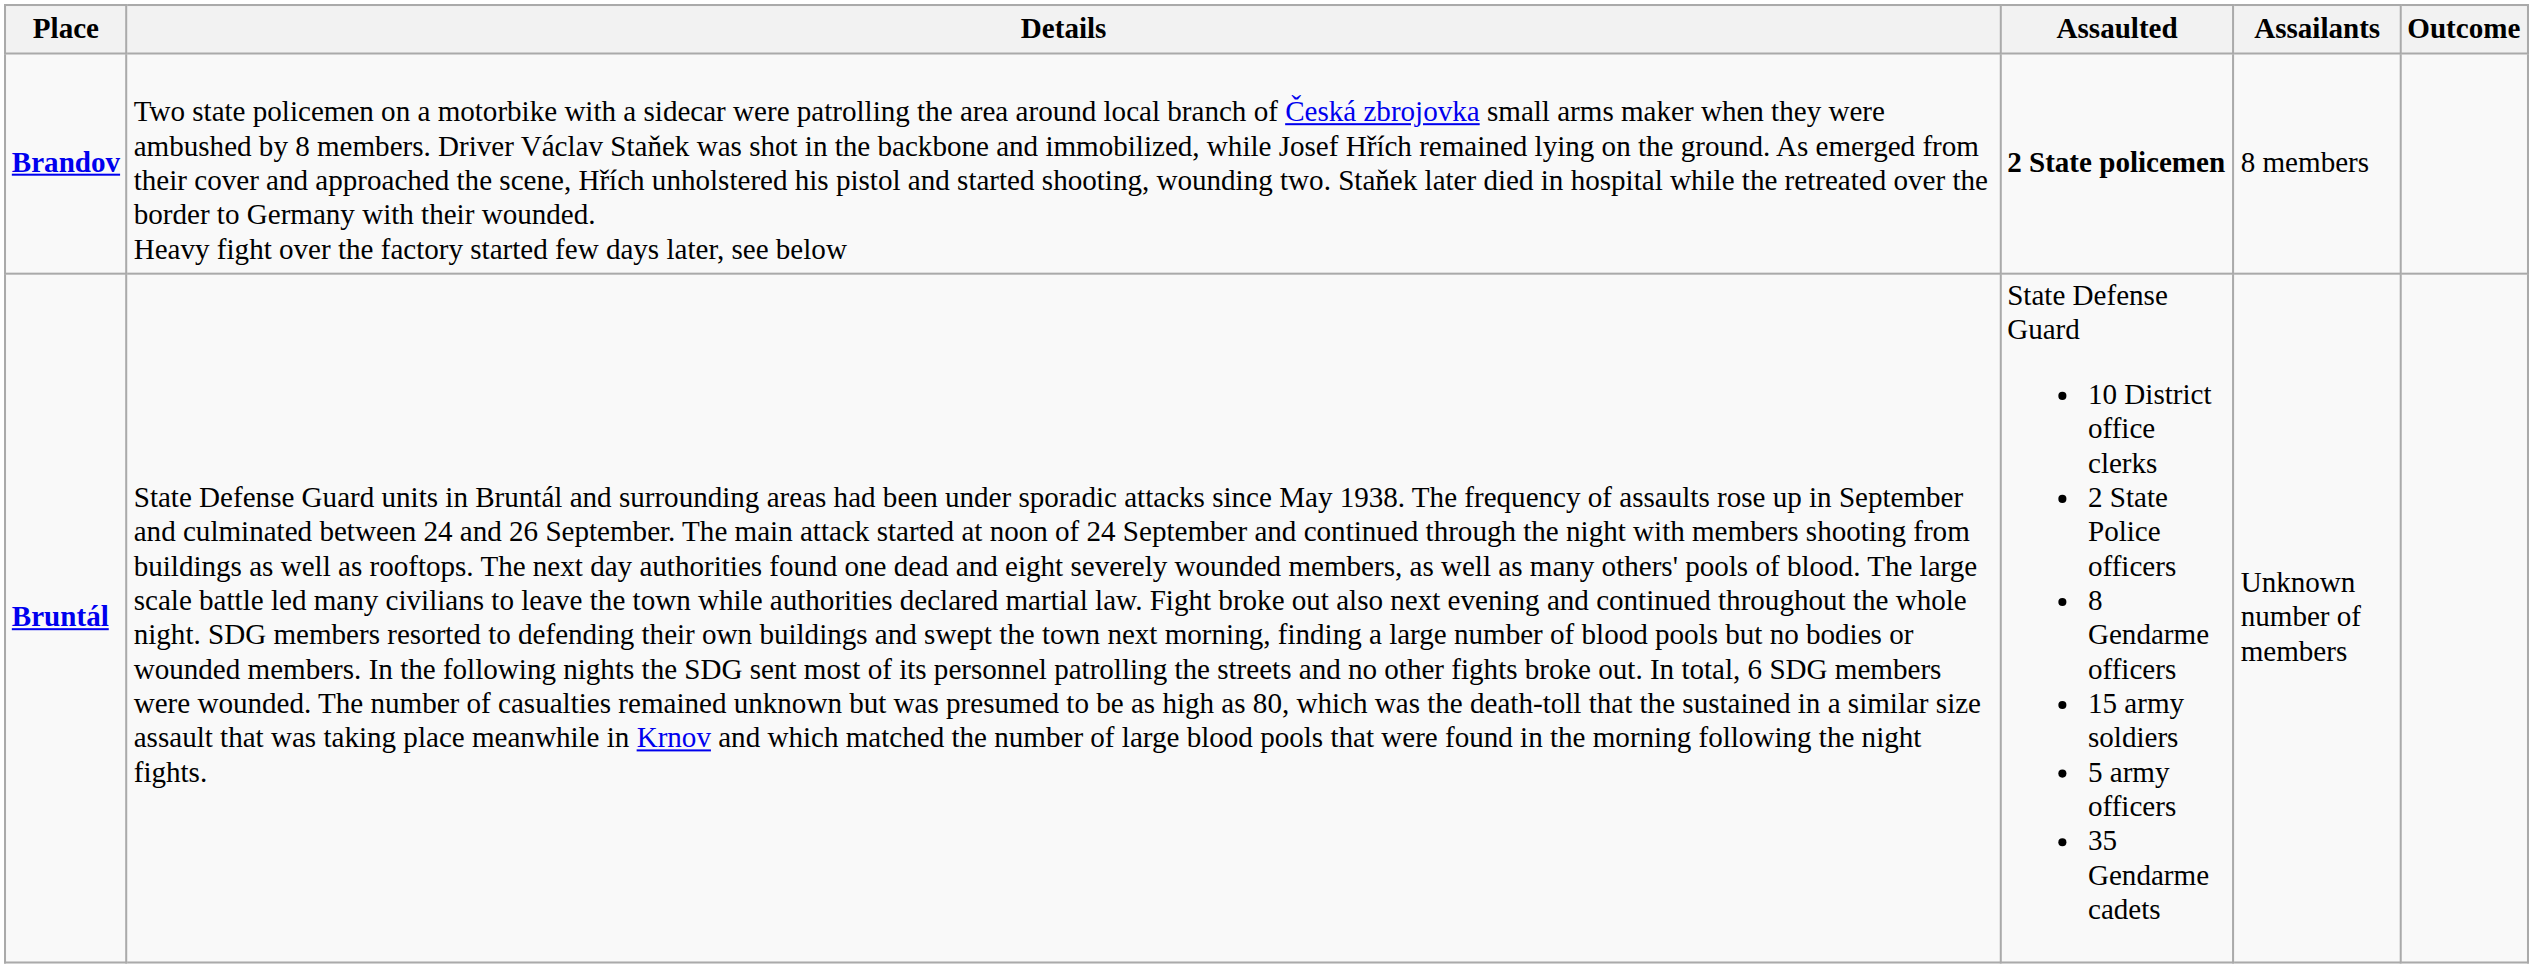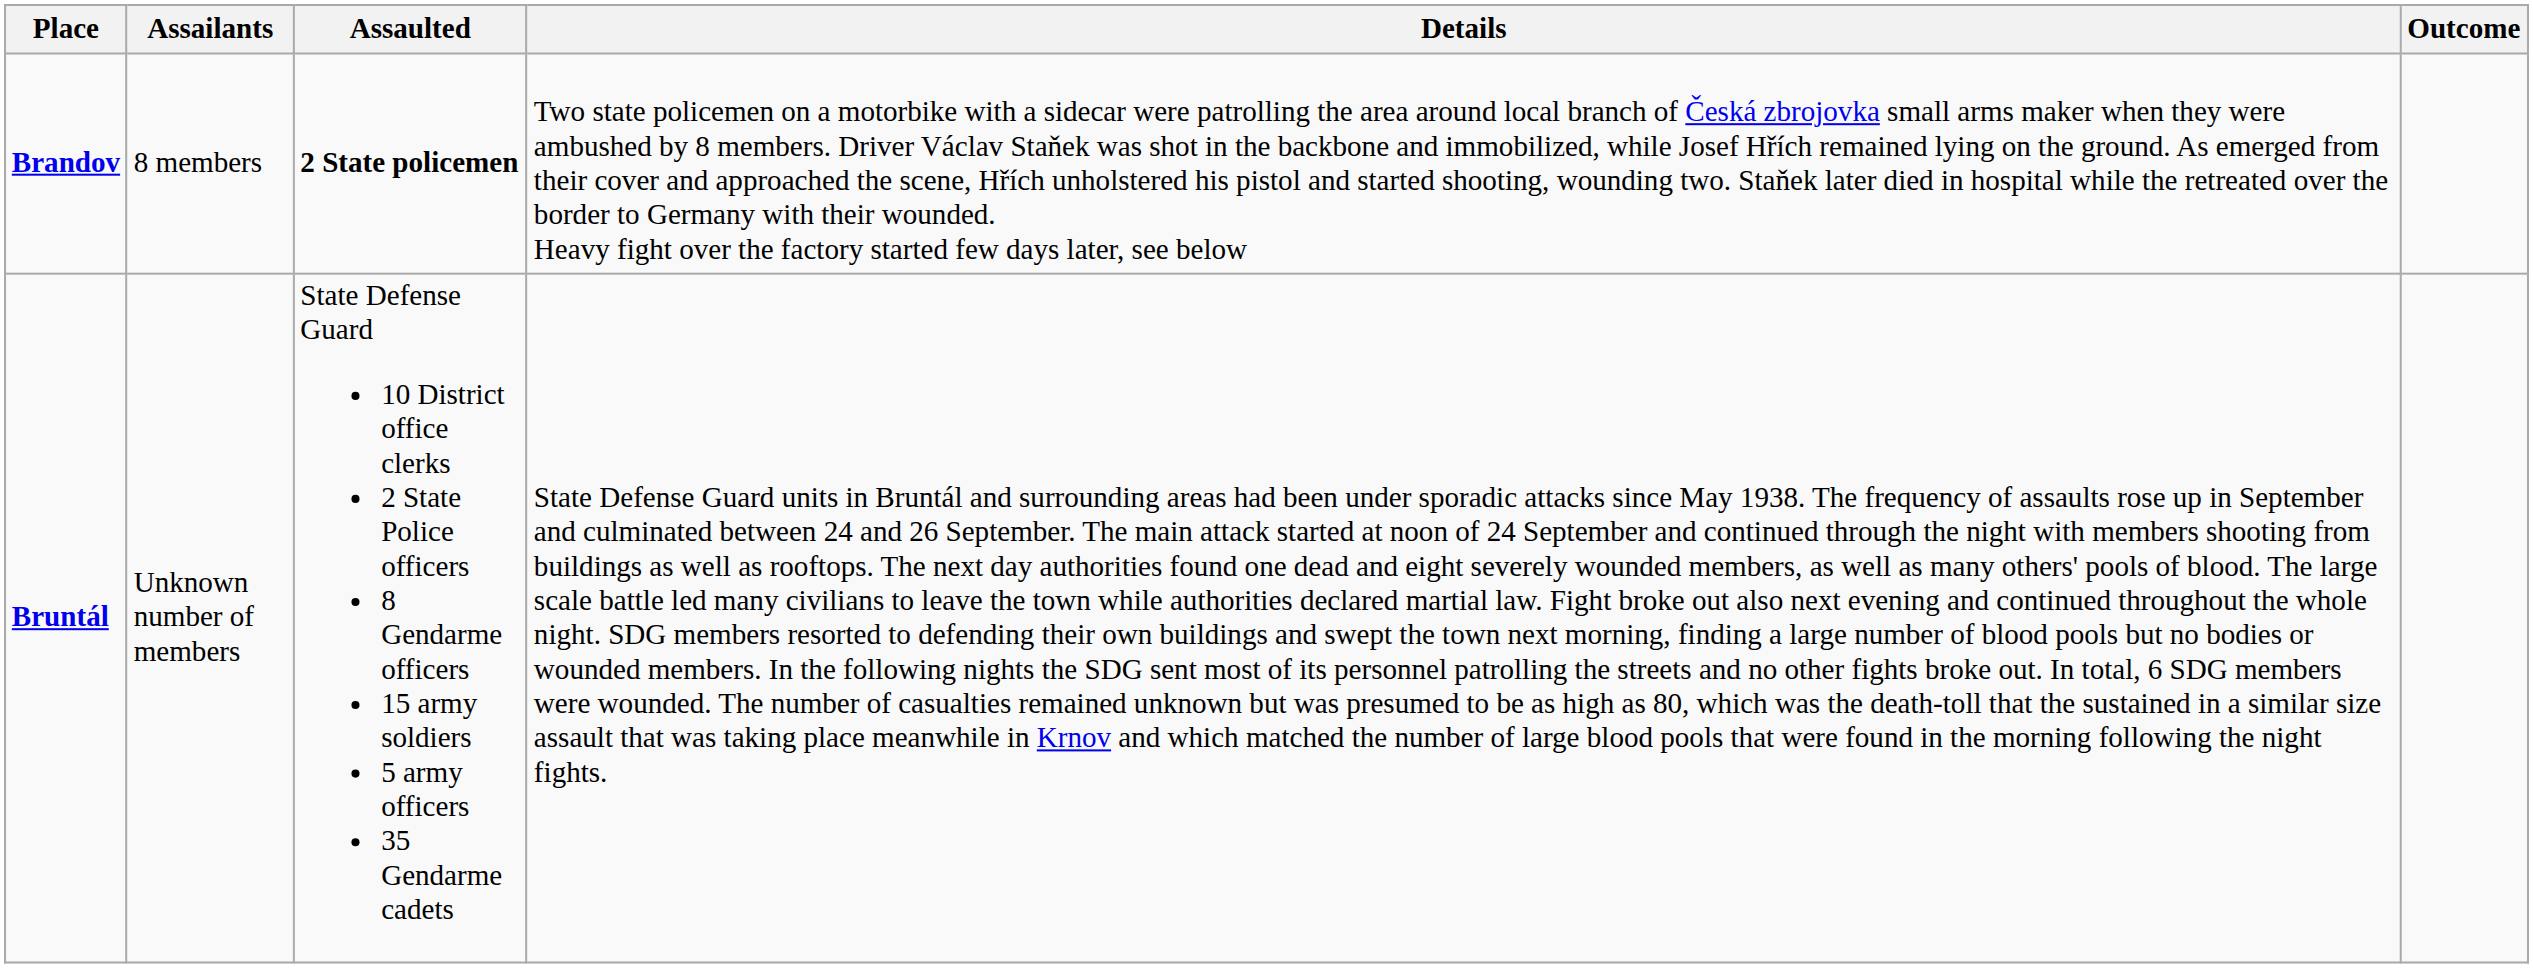columns swapped: (2317, 28) <-> (1064, 28)
